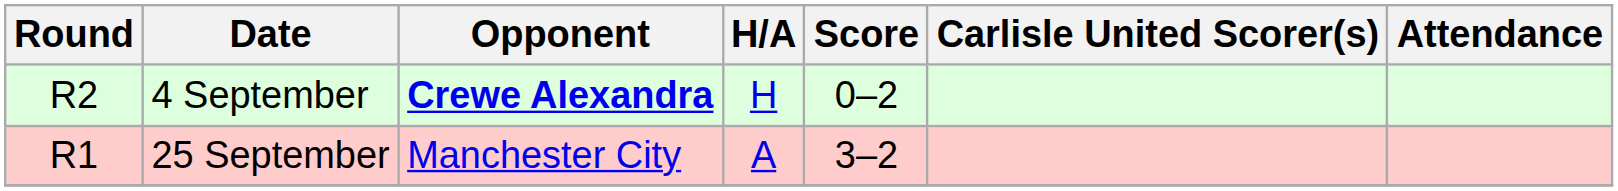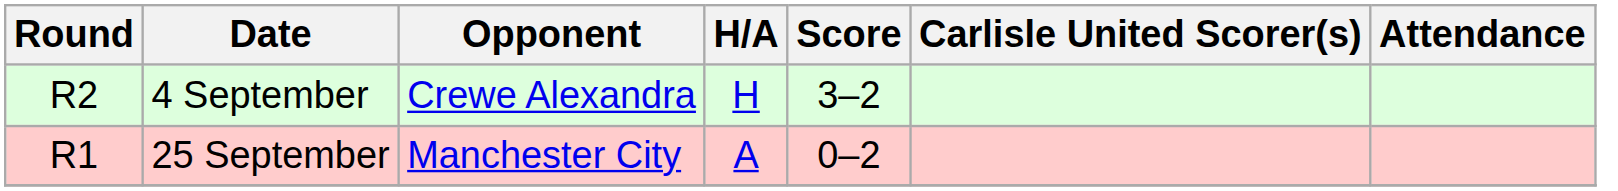(560, 94) bold -> (552, 94) normal
(866, 94) 0–2 -> (849, 94) 3–2
(866, 154) 3–2 -> (849, 154) 0–2
